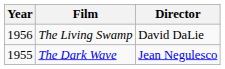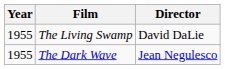(20, 34) 1956 -> (20, 34) 1955
